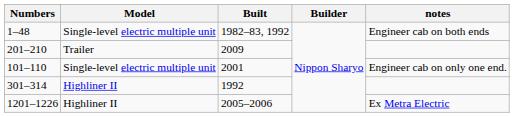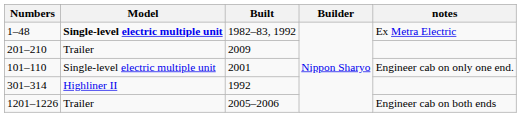(140, 31) normal -> (143, 31) bold
(429, 31) Engineer cab on both ends -> (416, 31) Ex Metra Electric
(90, 103) Highliner II -> (79, 103) Trailer
(409, 103) Ex Metra Electric -> (436, 103) Engineer cab on both ends
